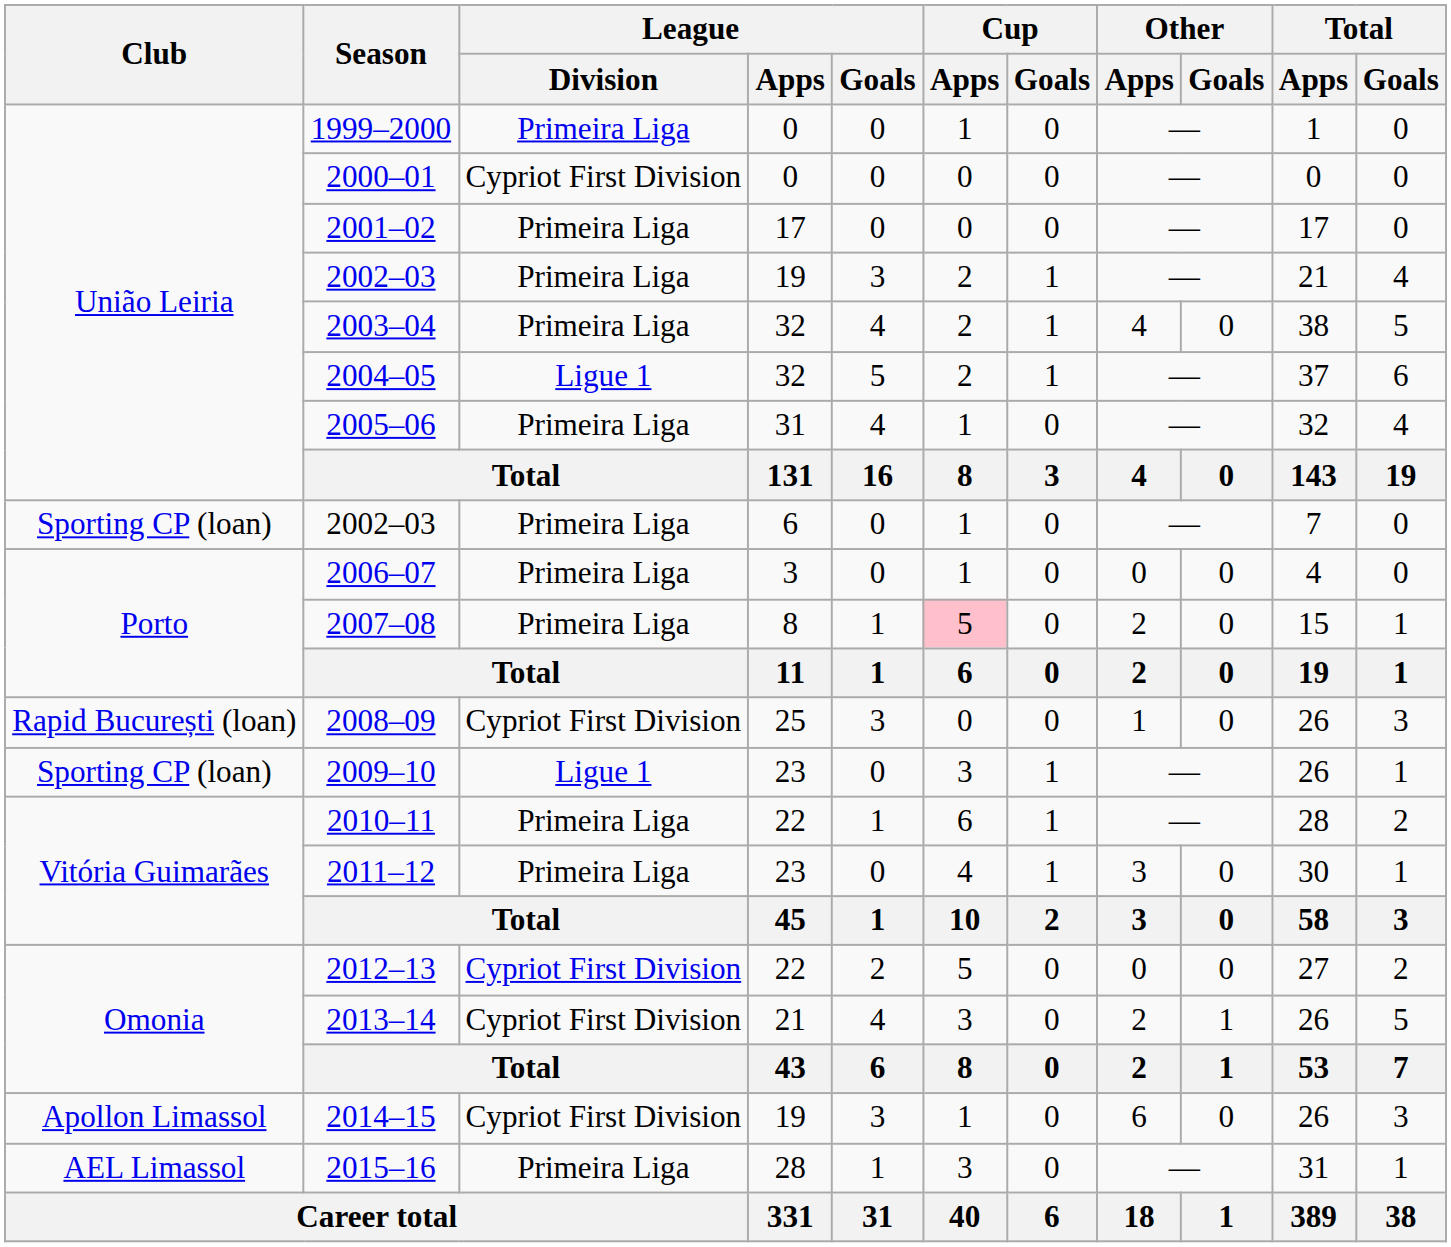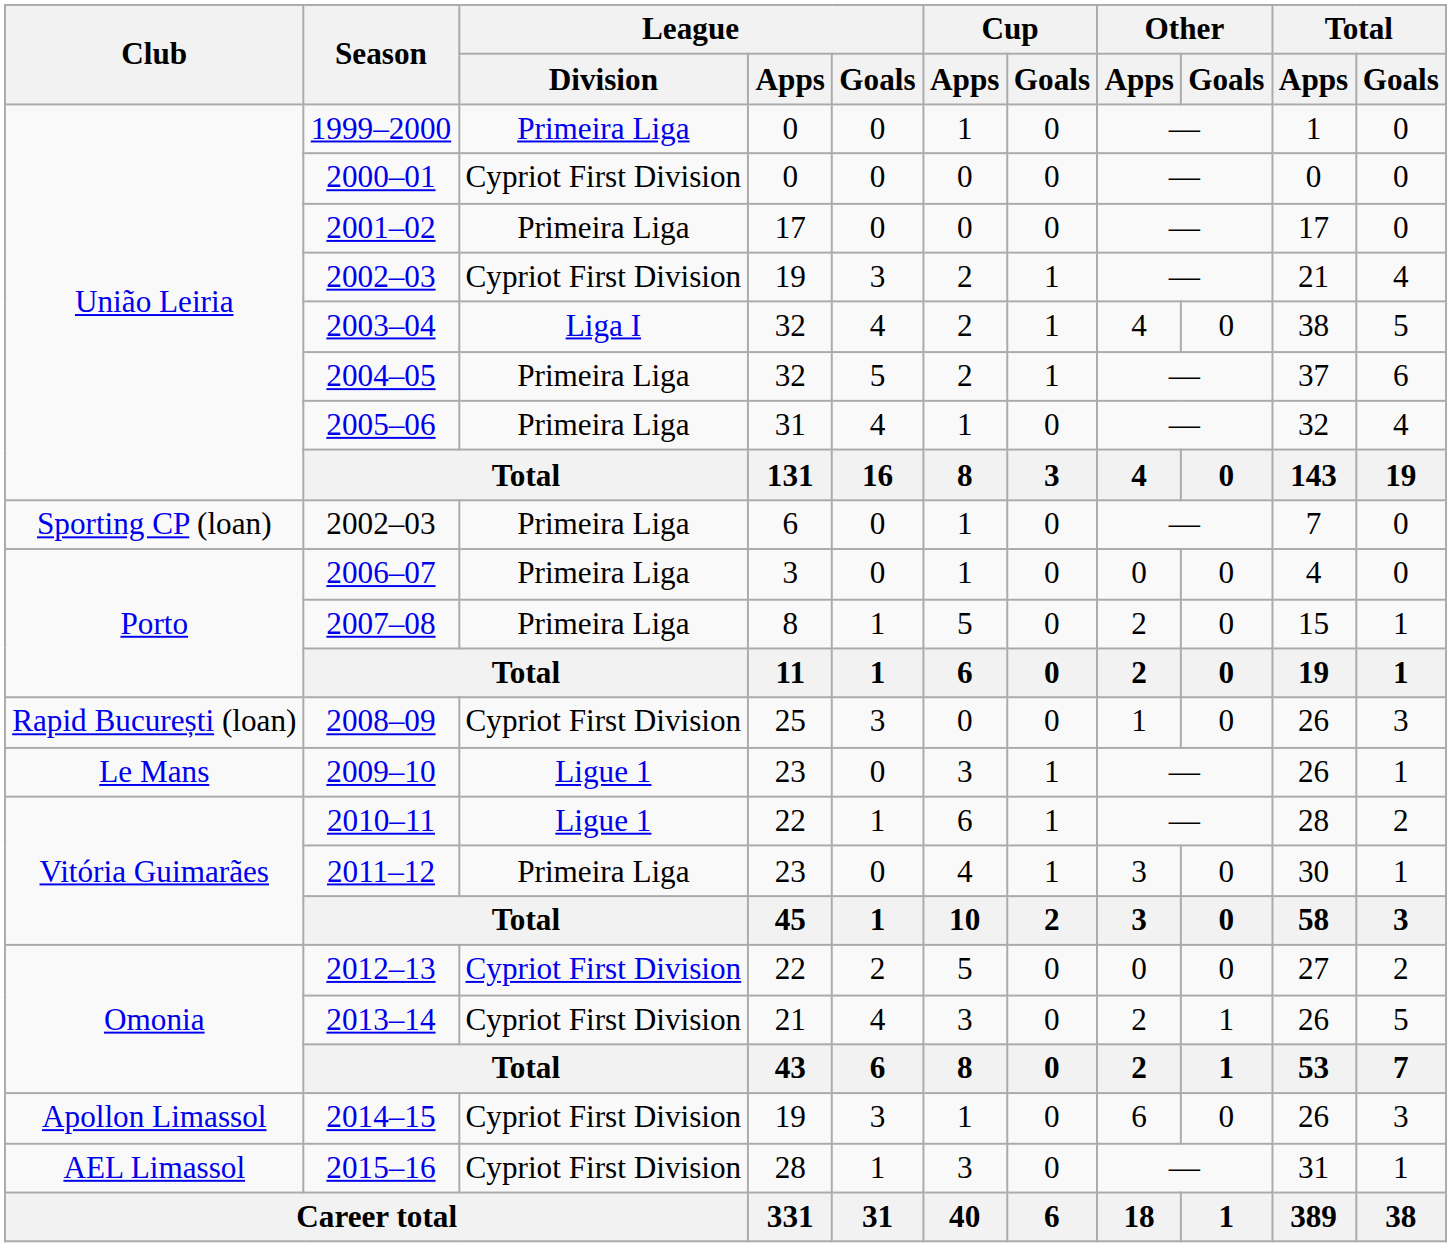(603, 276) Primeira Liga -> (603, 276) Cypriot First Division
(603, 326) Primeira Liga -> (603, 326) Liga I
(603, 375) Ligue 1 -> (603, 375) Primeira Liga
(965, 623) pink background -> (965, 623) no background
(154, 771) Sporting CP (loan) -> (154, 771) Le Mans
(603, 820) Primeira Liga -> (603, 820) Ligue 1
(603, 1167) Primeira Liga -> (603, 1167) Cypriot First Division
